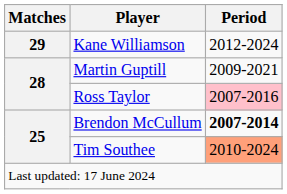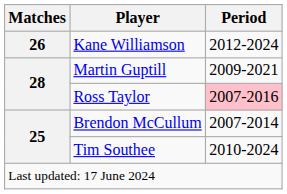(37, 44) 29 -> (37, 44) 26
(244, 123) bold -> (244, 123) normal
(244, 149) lightsalmon background -> (244, 149) no background
